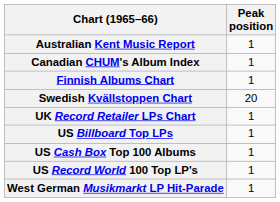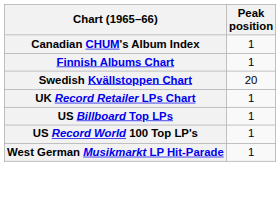- row: (115, 44)
- row: (115, 152)
